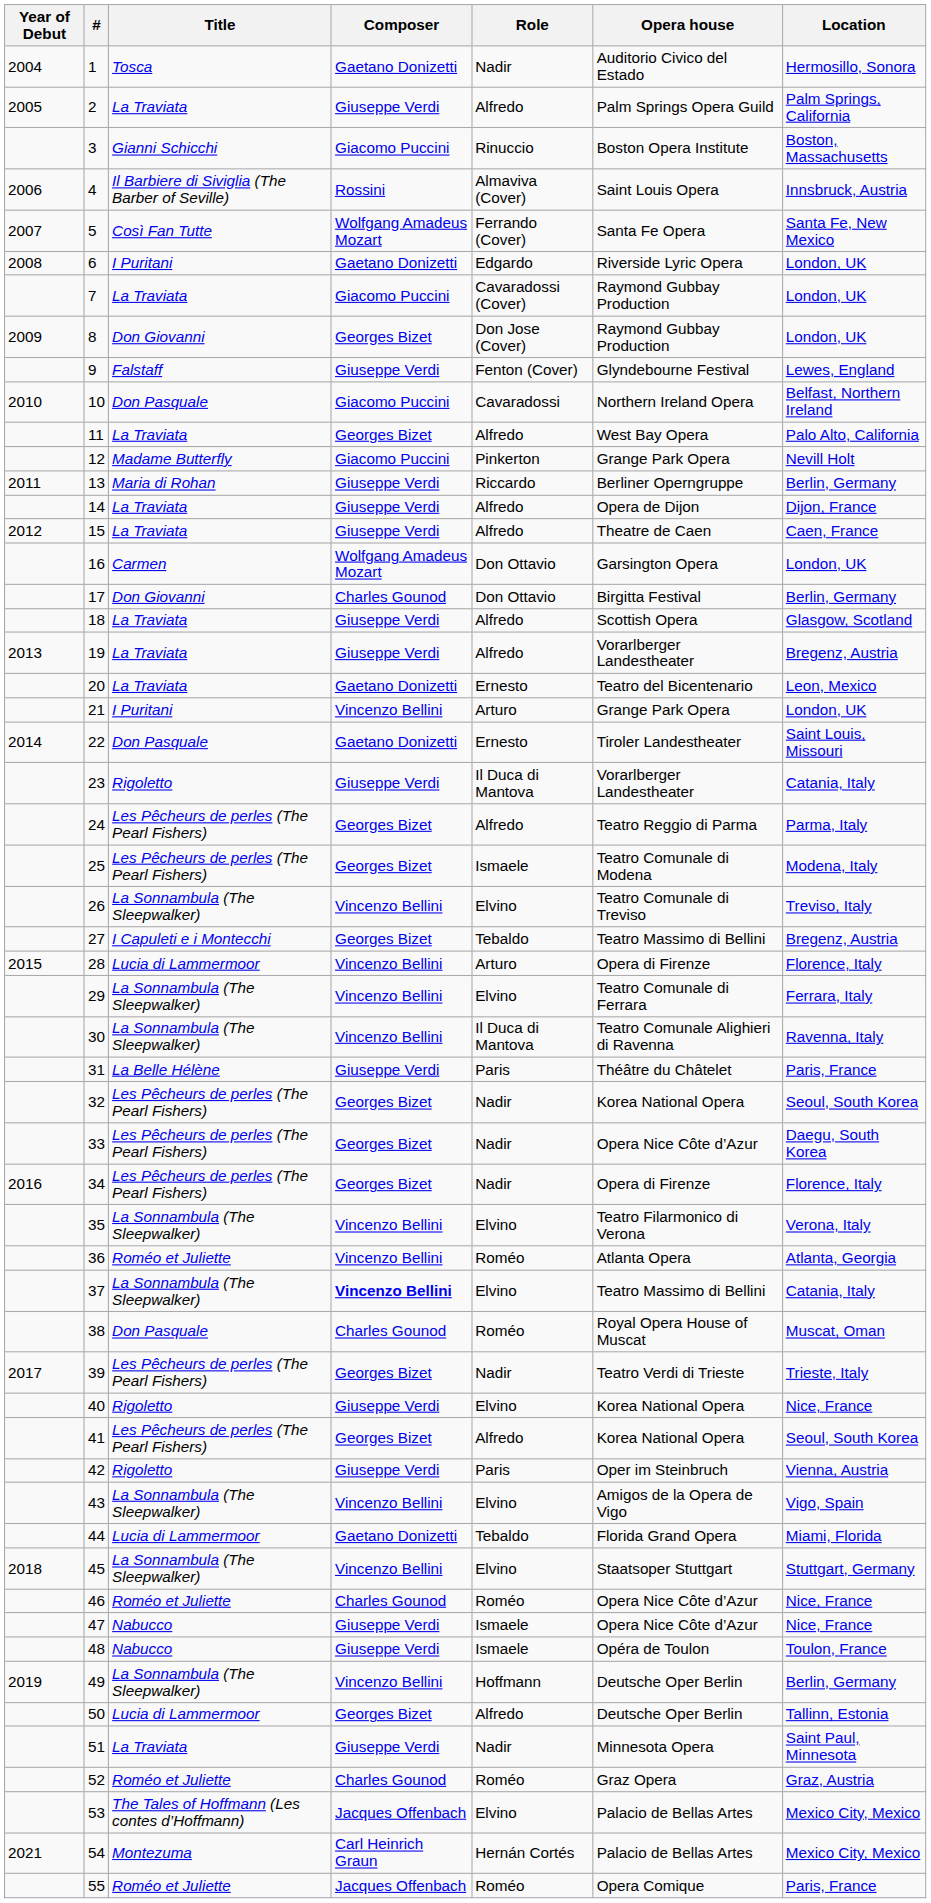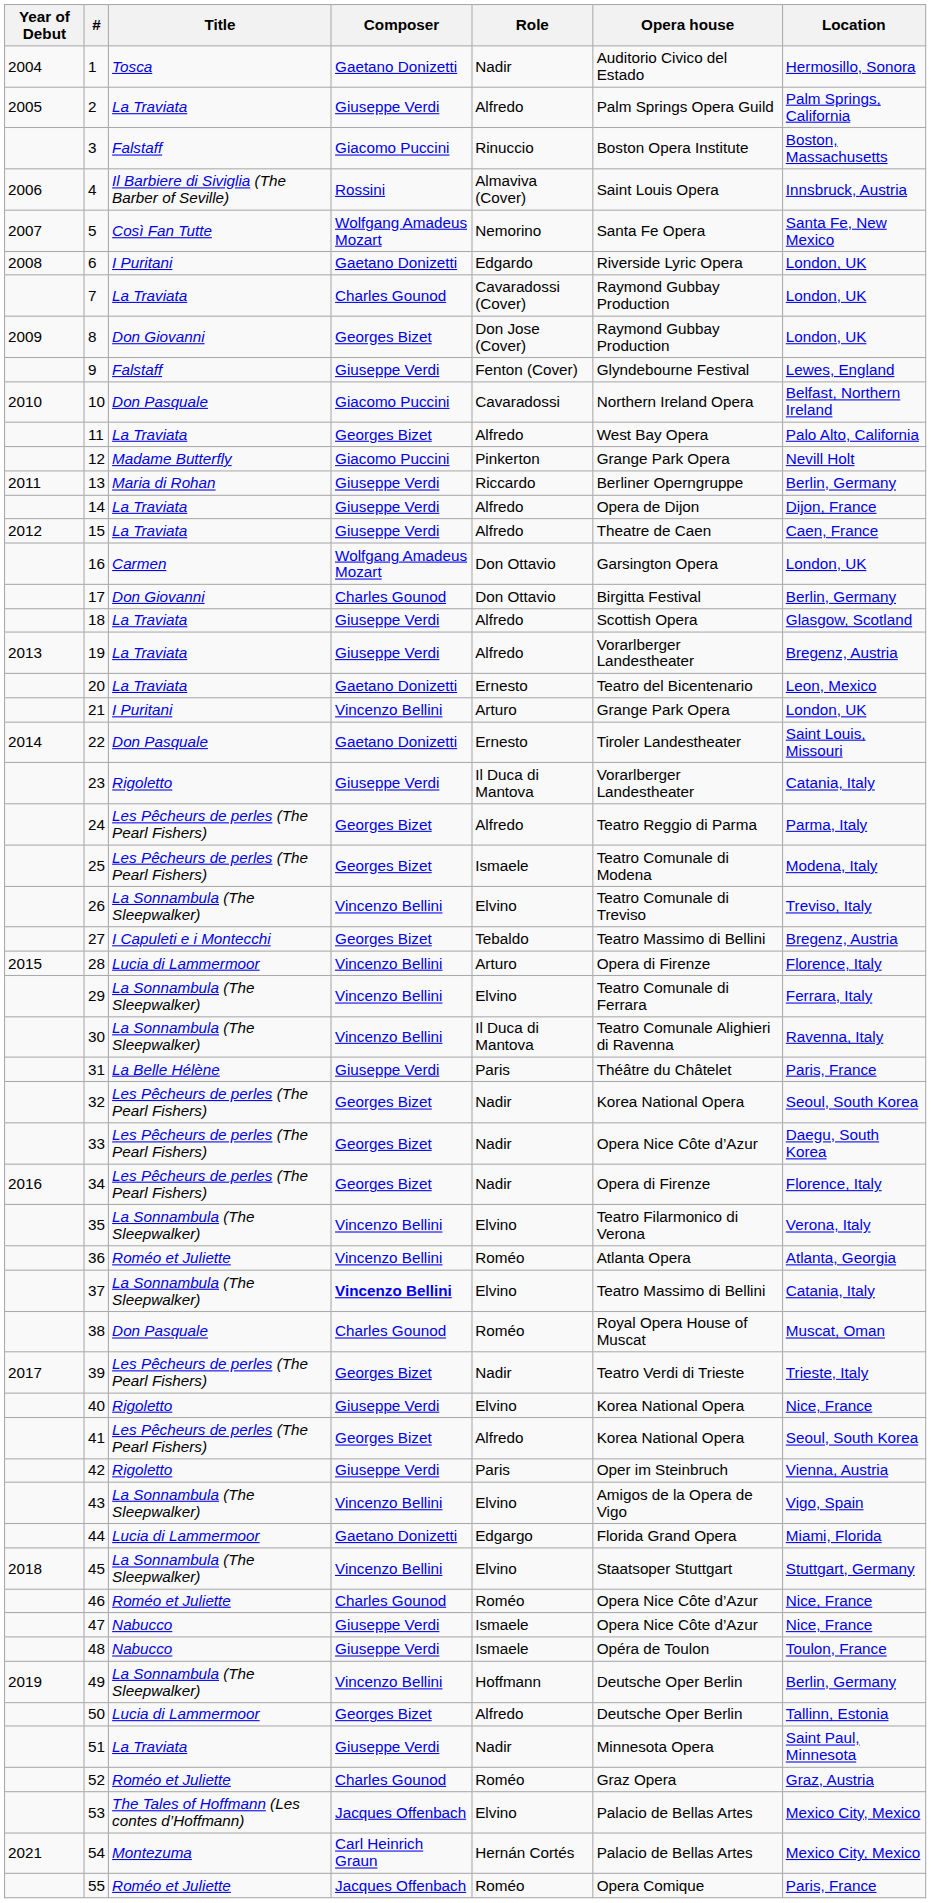(165, 149) Gianni Schicchi -> (137, 149) Falstaff
(506, 231) Ferrando (Cover) -> (508, 231) Nemorino
(392, 296) Giacomo Puccini -> (391, 296) Charles Gounod
(502, 1536) Tebaldo -> (504, 1536) Edgargo
